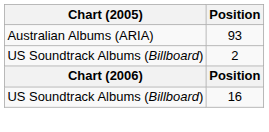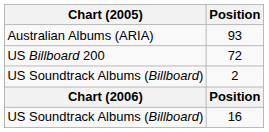+ row: (235, 55)
